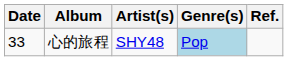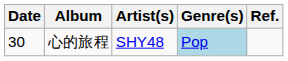(16, 42) 33 -> (16, 42) 30
